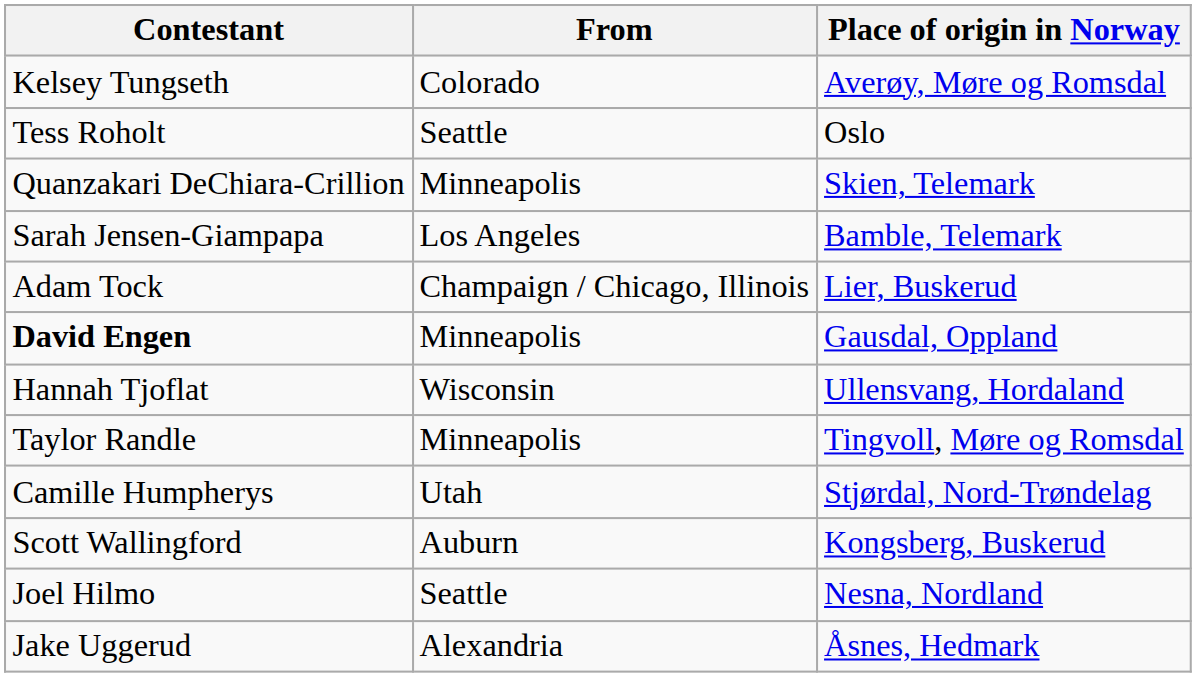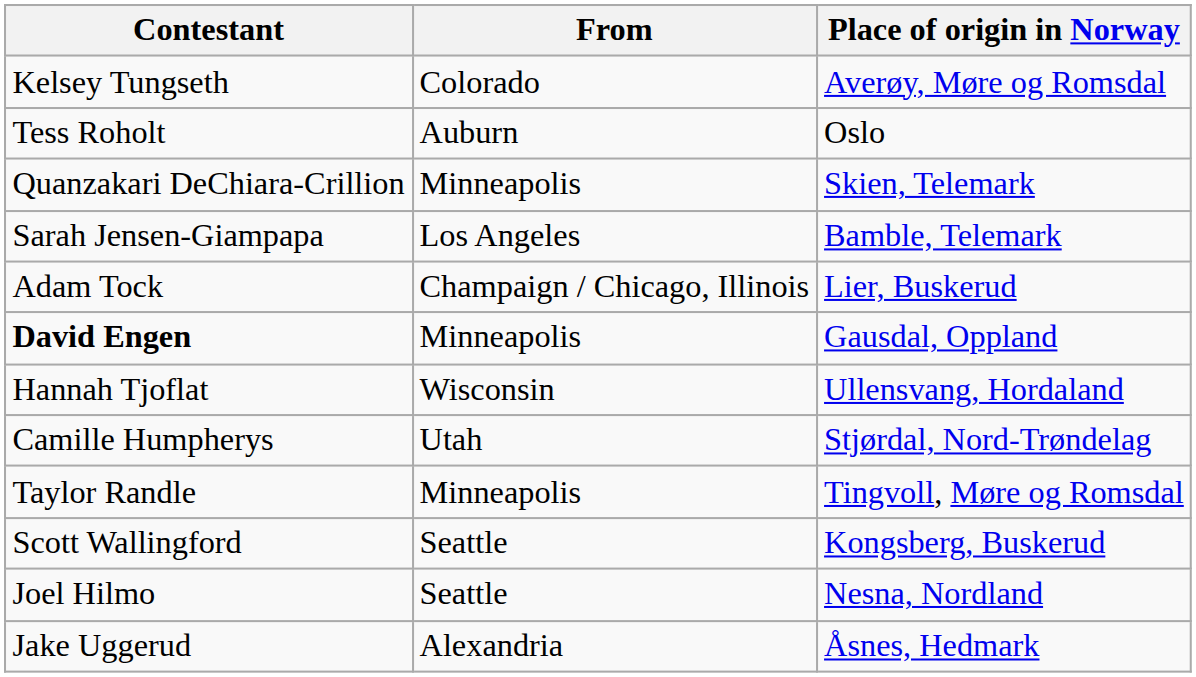(464, 132) Seattle -> (469, 132) Auburn
rows swapped: (104, 440) <-> (143, 491)
(469, 542) Auburn -> (464, 542) Seattle
